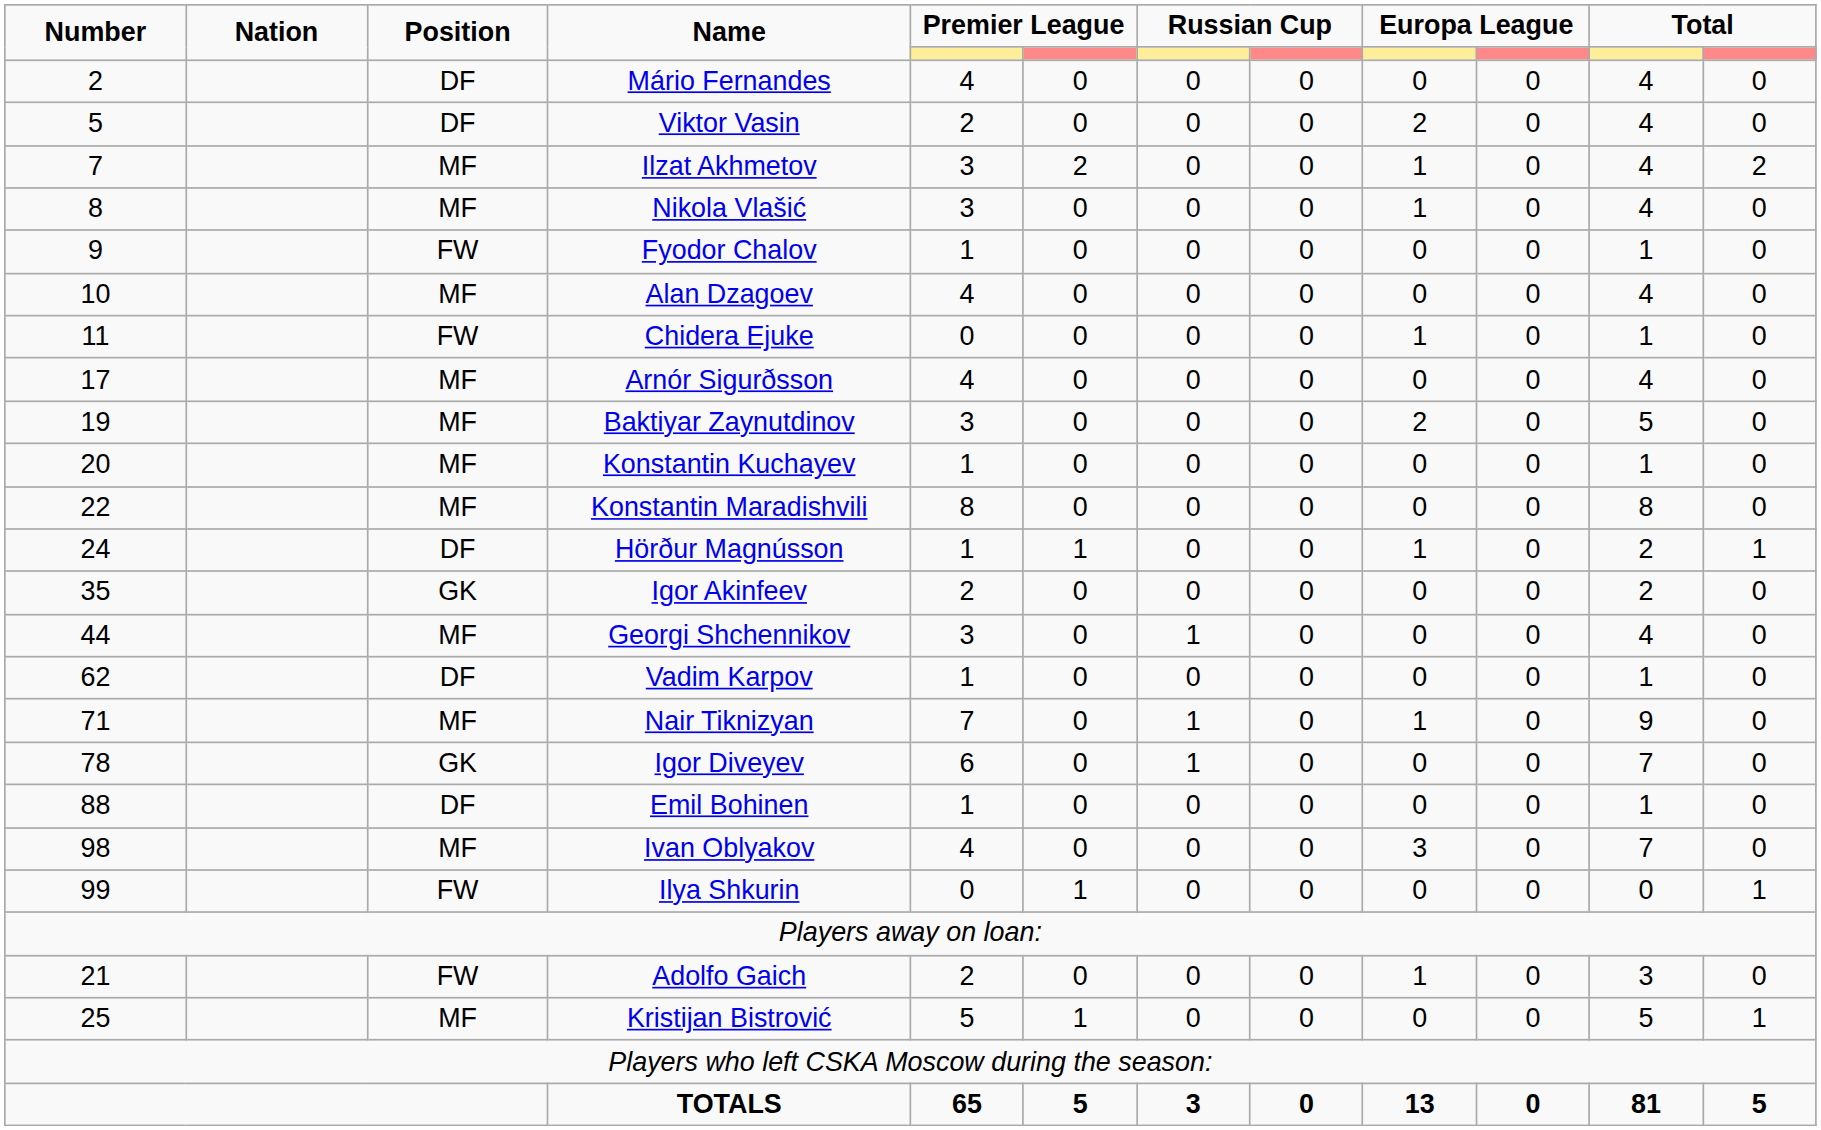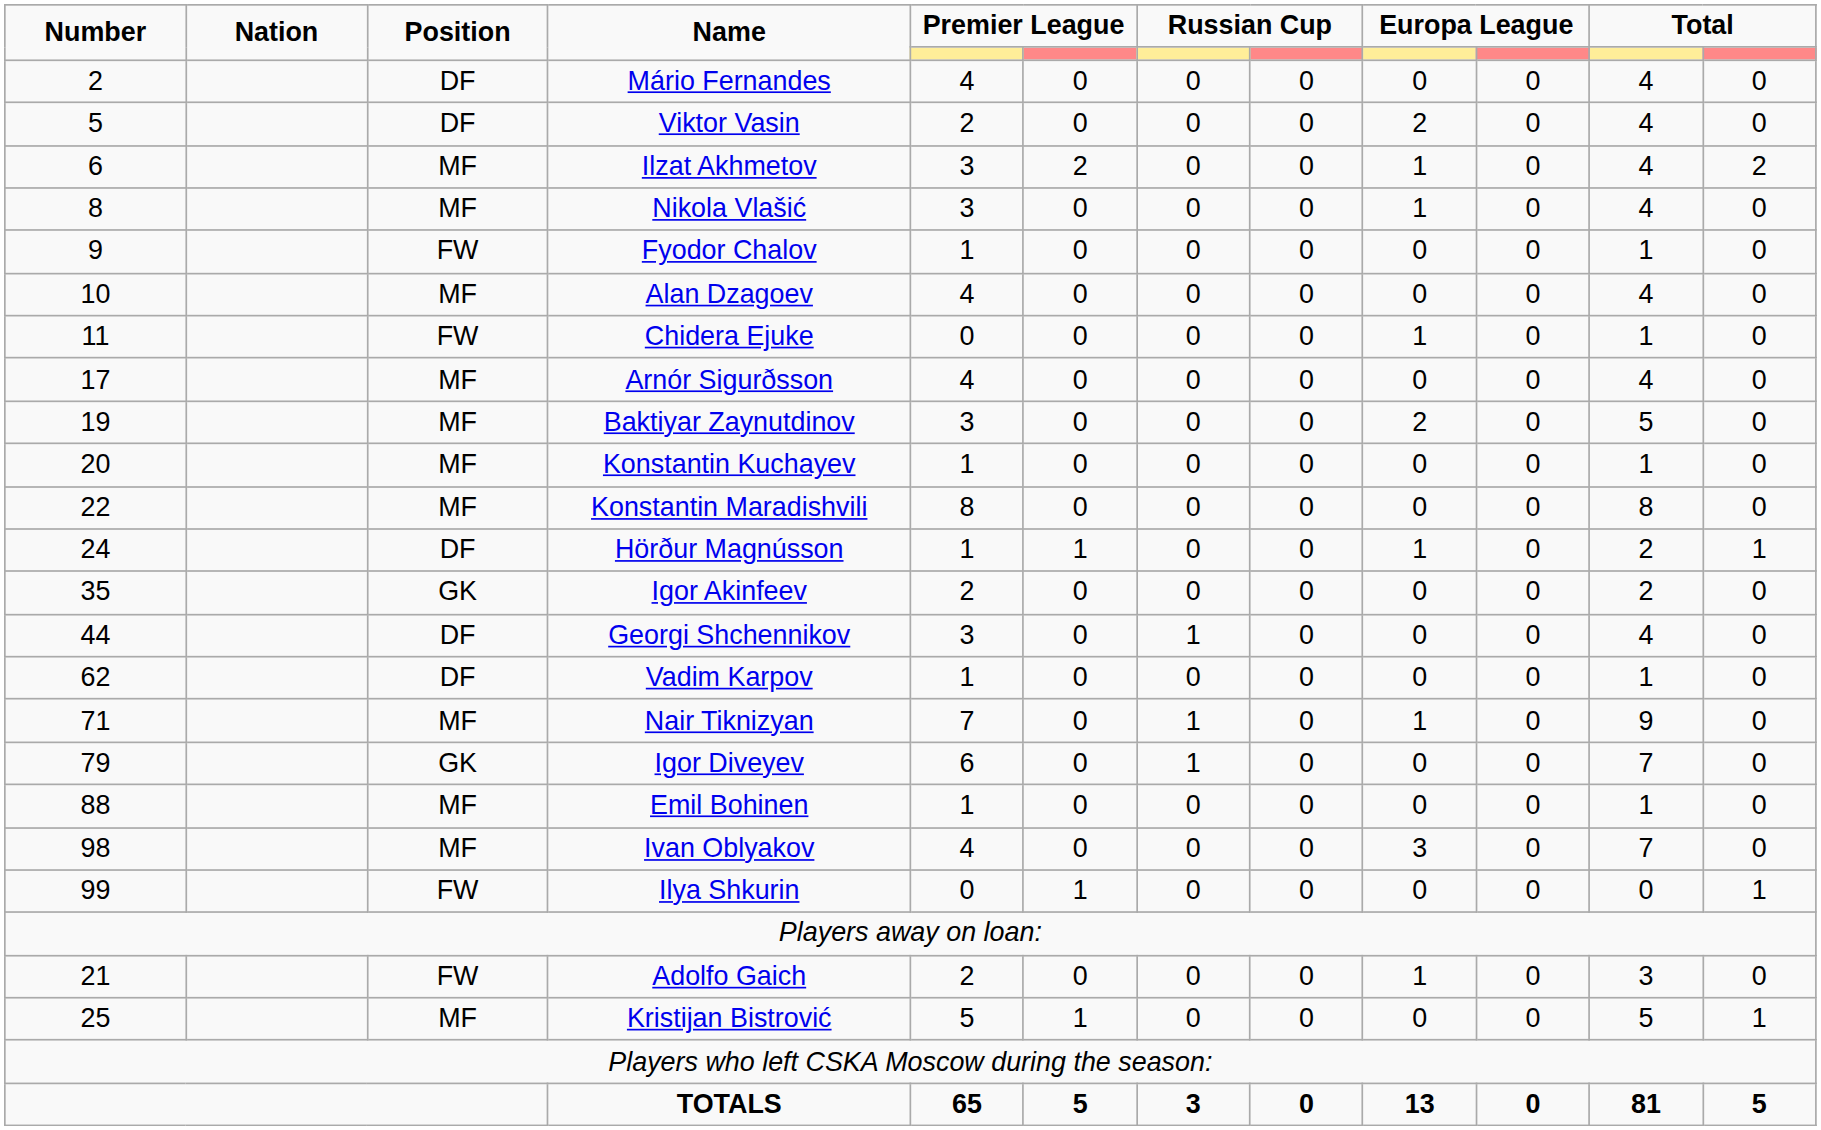(95, 166) 7 -> (95, 166) 6
(458, 635) MF -> (458, 635) DF
(95, 762) 78 -> (95, 762) 79
(458, 805) DF -> (458, 805) MF
